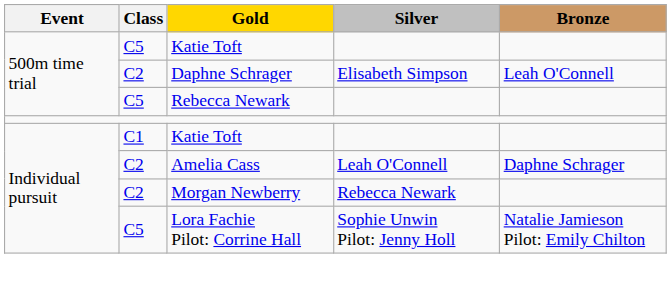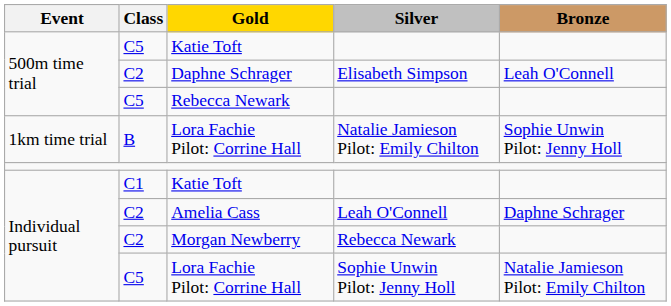+ row: (58, 138)
